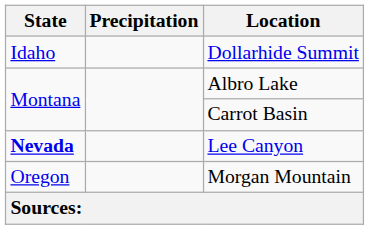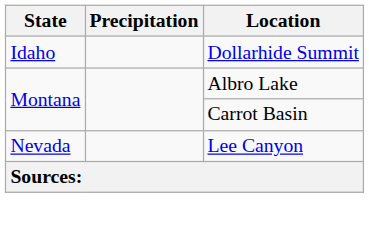(42, 145) bold -> (40, 145) normal
- row: (279, 176)
